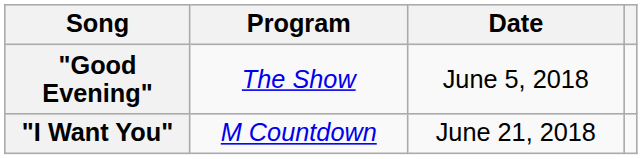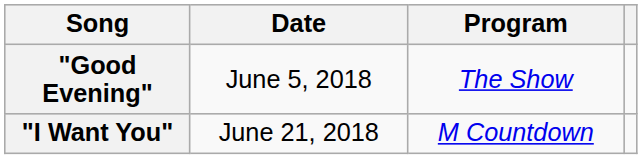columns swapped: (299, 24) <-> (516, 24)
